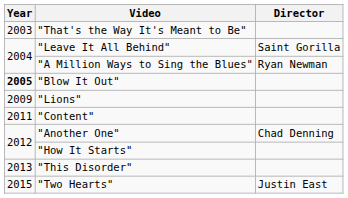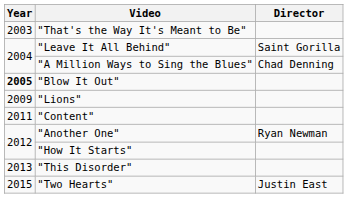(293, 64) Ryan Newman -> (296, 64) Chad Denning
(296, 133) Chad Denning -> (293, 133) Ryan Newman
